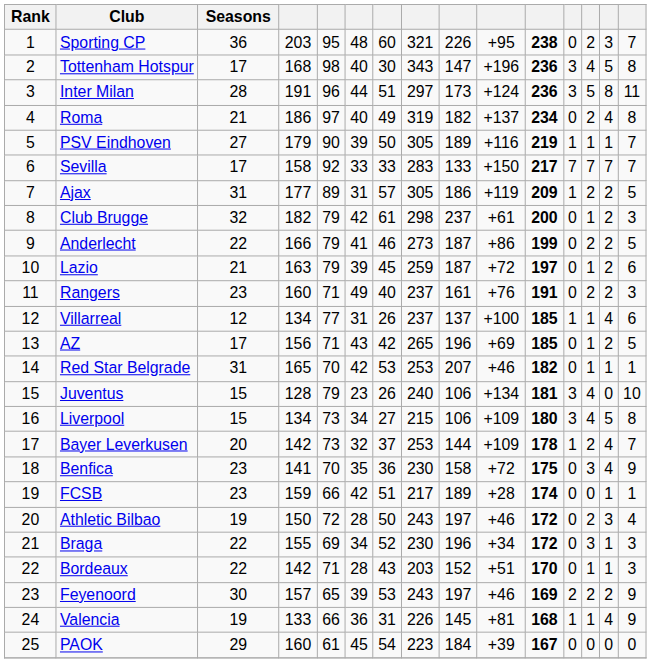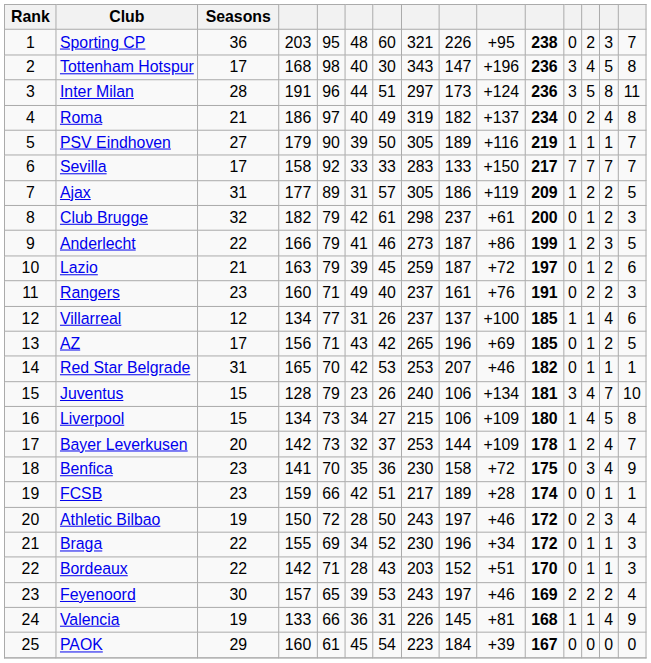(572, 243) 0 -> (572, 243) 1
(609, 243) 2 -> (609, 243) 3
(609, 393) 0 -> (609, 393) 7
(572, 419) 3 -> (572, 419) 1
(591, 544) 3 -> (591, 544) 1
(632, 594) 9 -> (632, 594) 4
